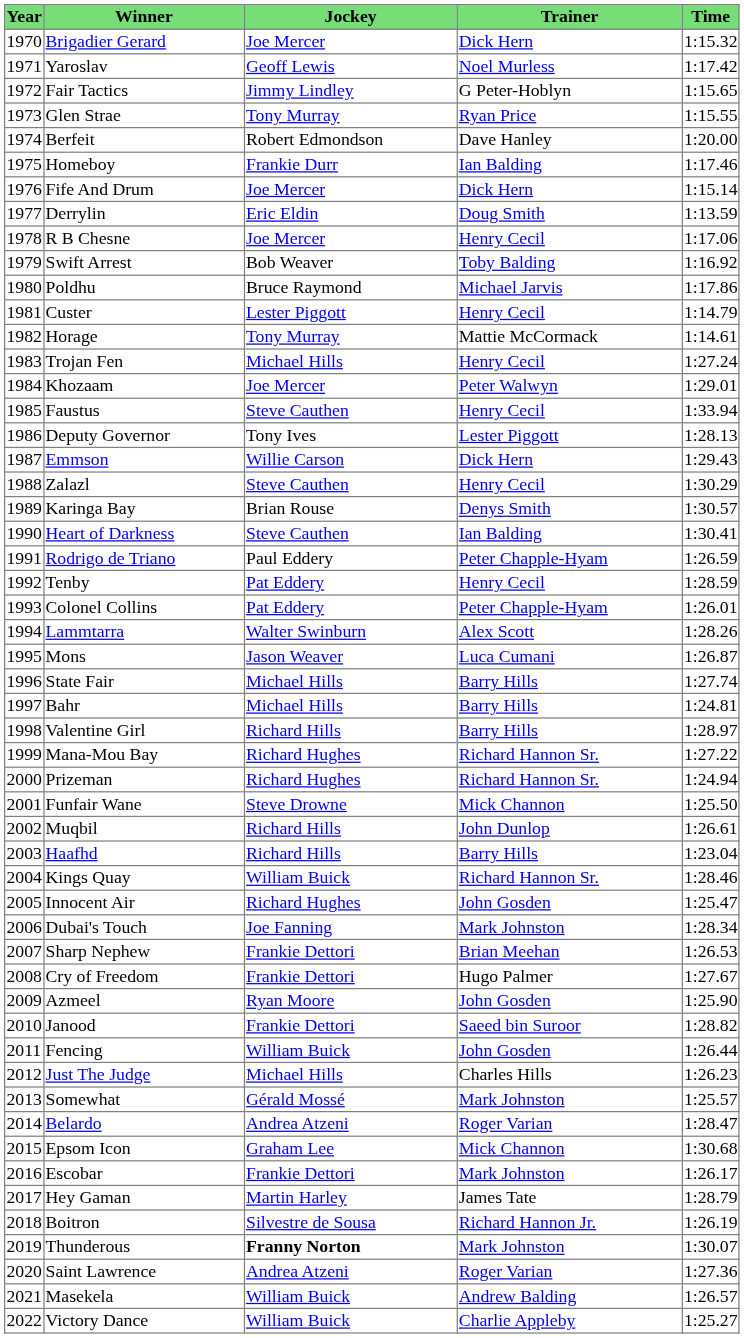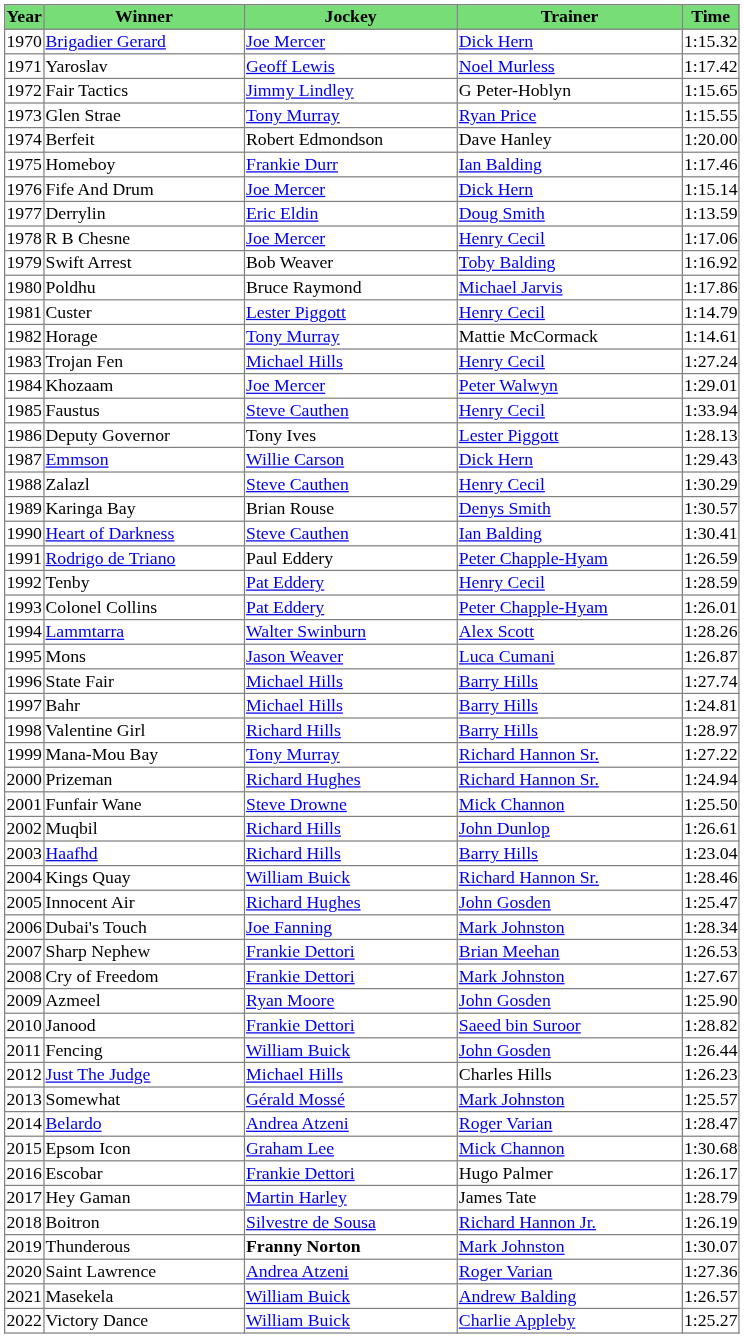(303, 754) Richard Hughes -> (293, 754) Tony Murray
(506, 976) Hugo Palmer -> (512, 976) Mark Johnston
(512, 1173) Mark Johnston -> (506, 1172) Hugo Palmer
